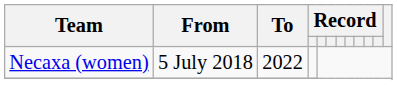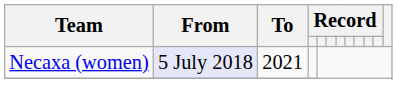(205, 62) no background -> (205, 62) lavender background
(283, 62) 2022 -> (283, 62) 2021
